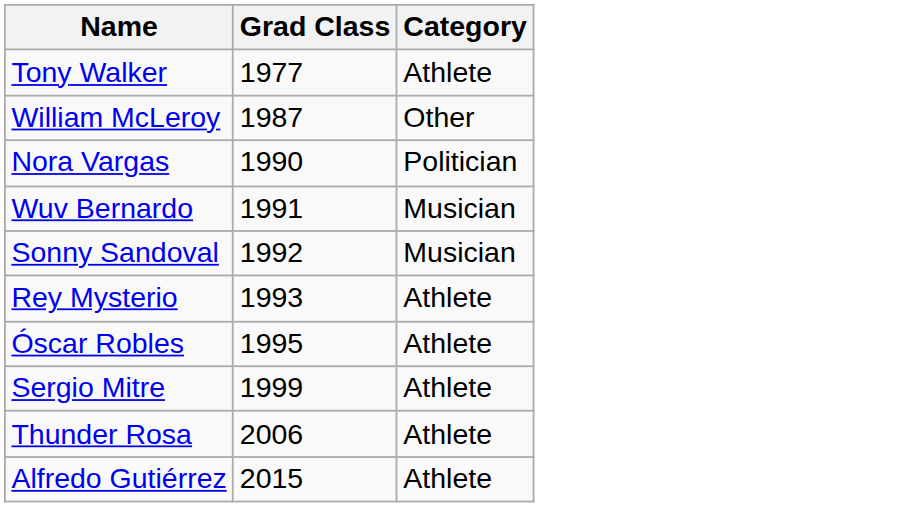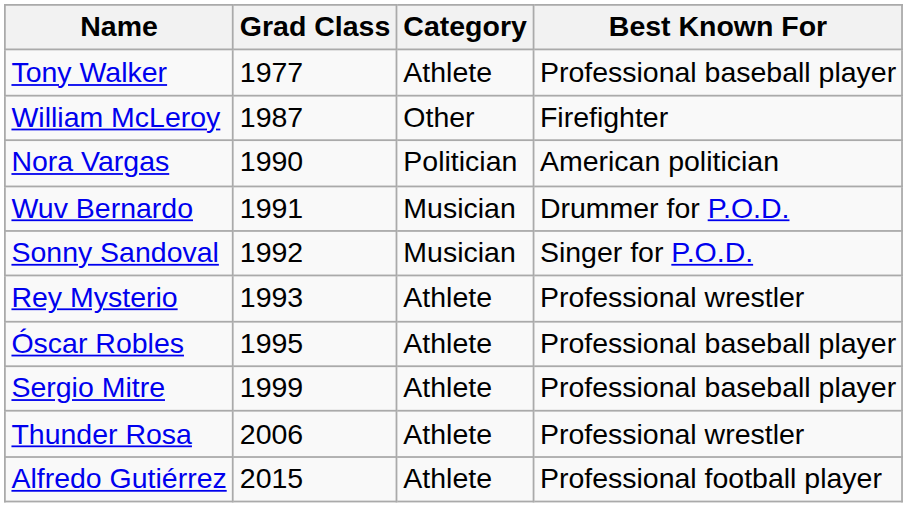+ column: (718, 27)
